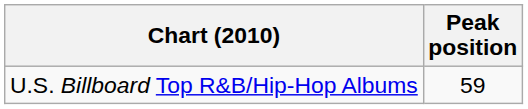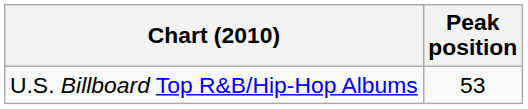(473, 84) 59 -> (473, 84) 53
